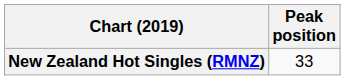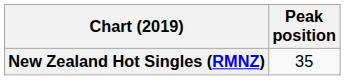(304, 61) 33 -> (304, 61) 35
